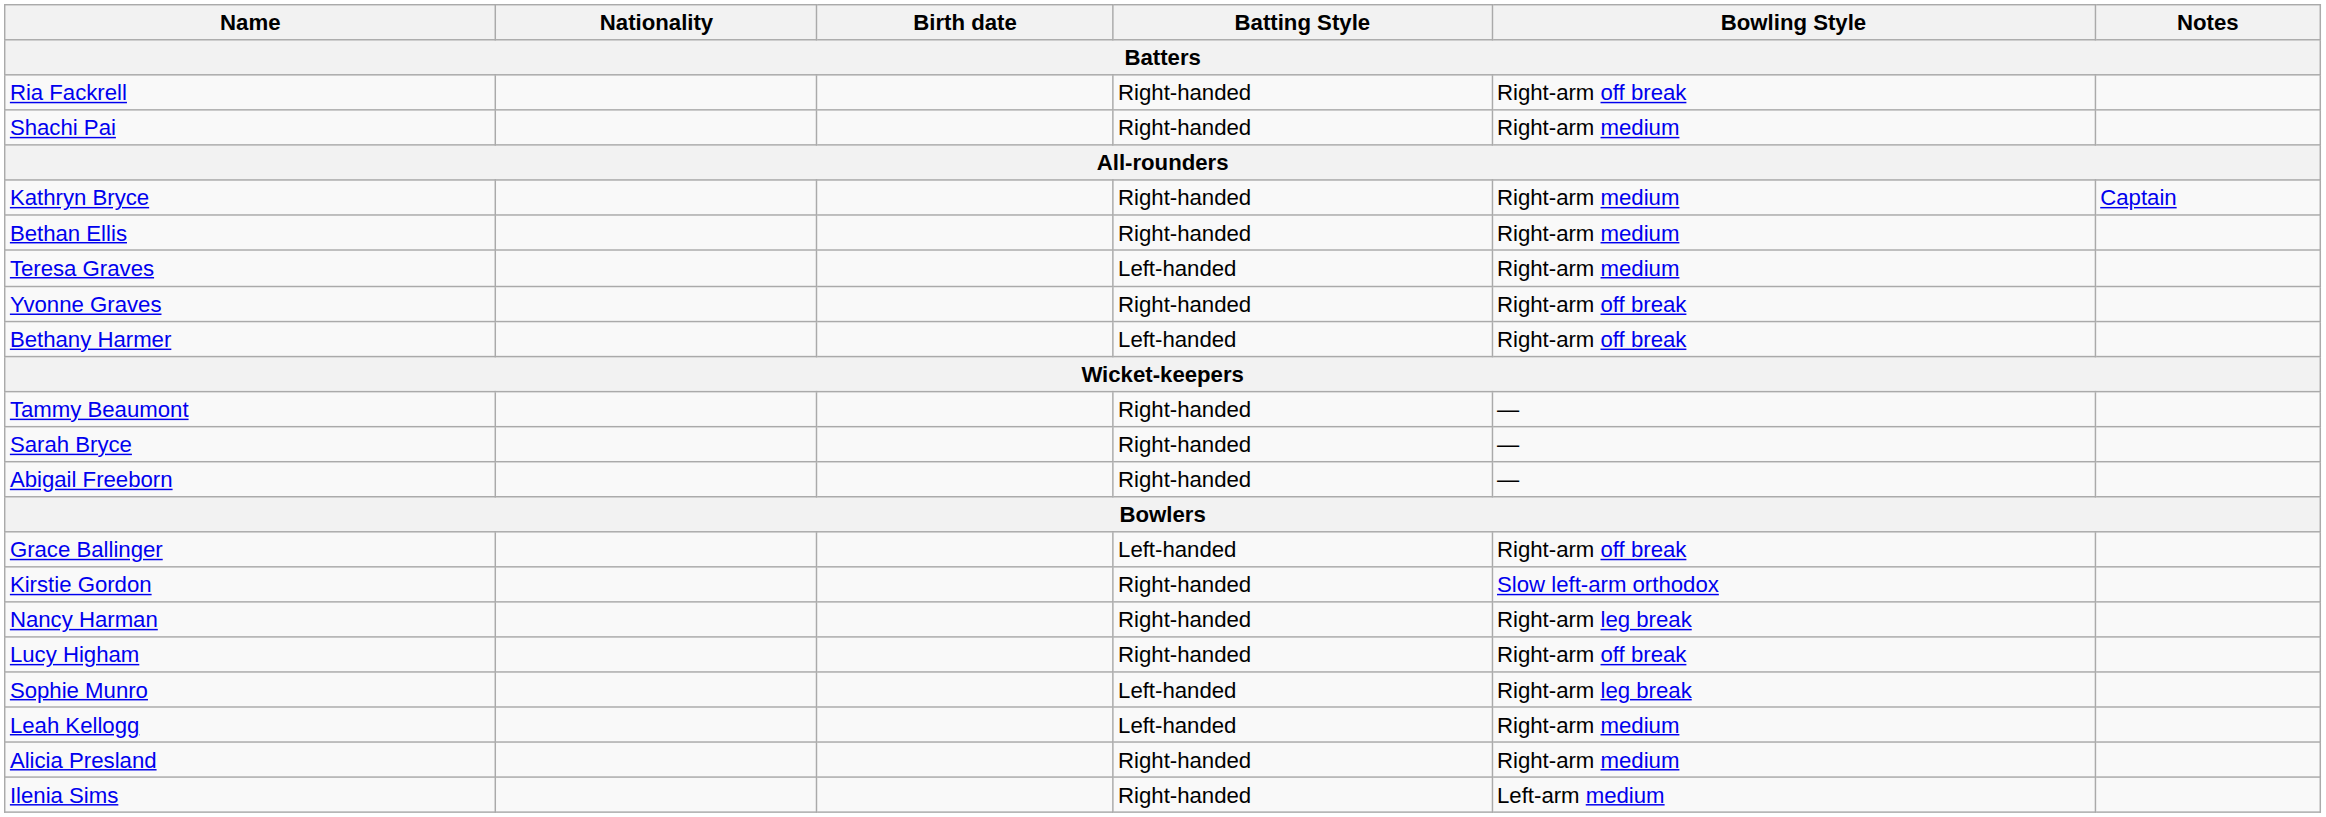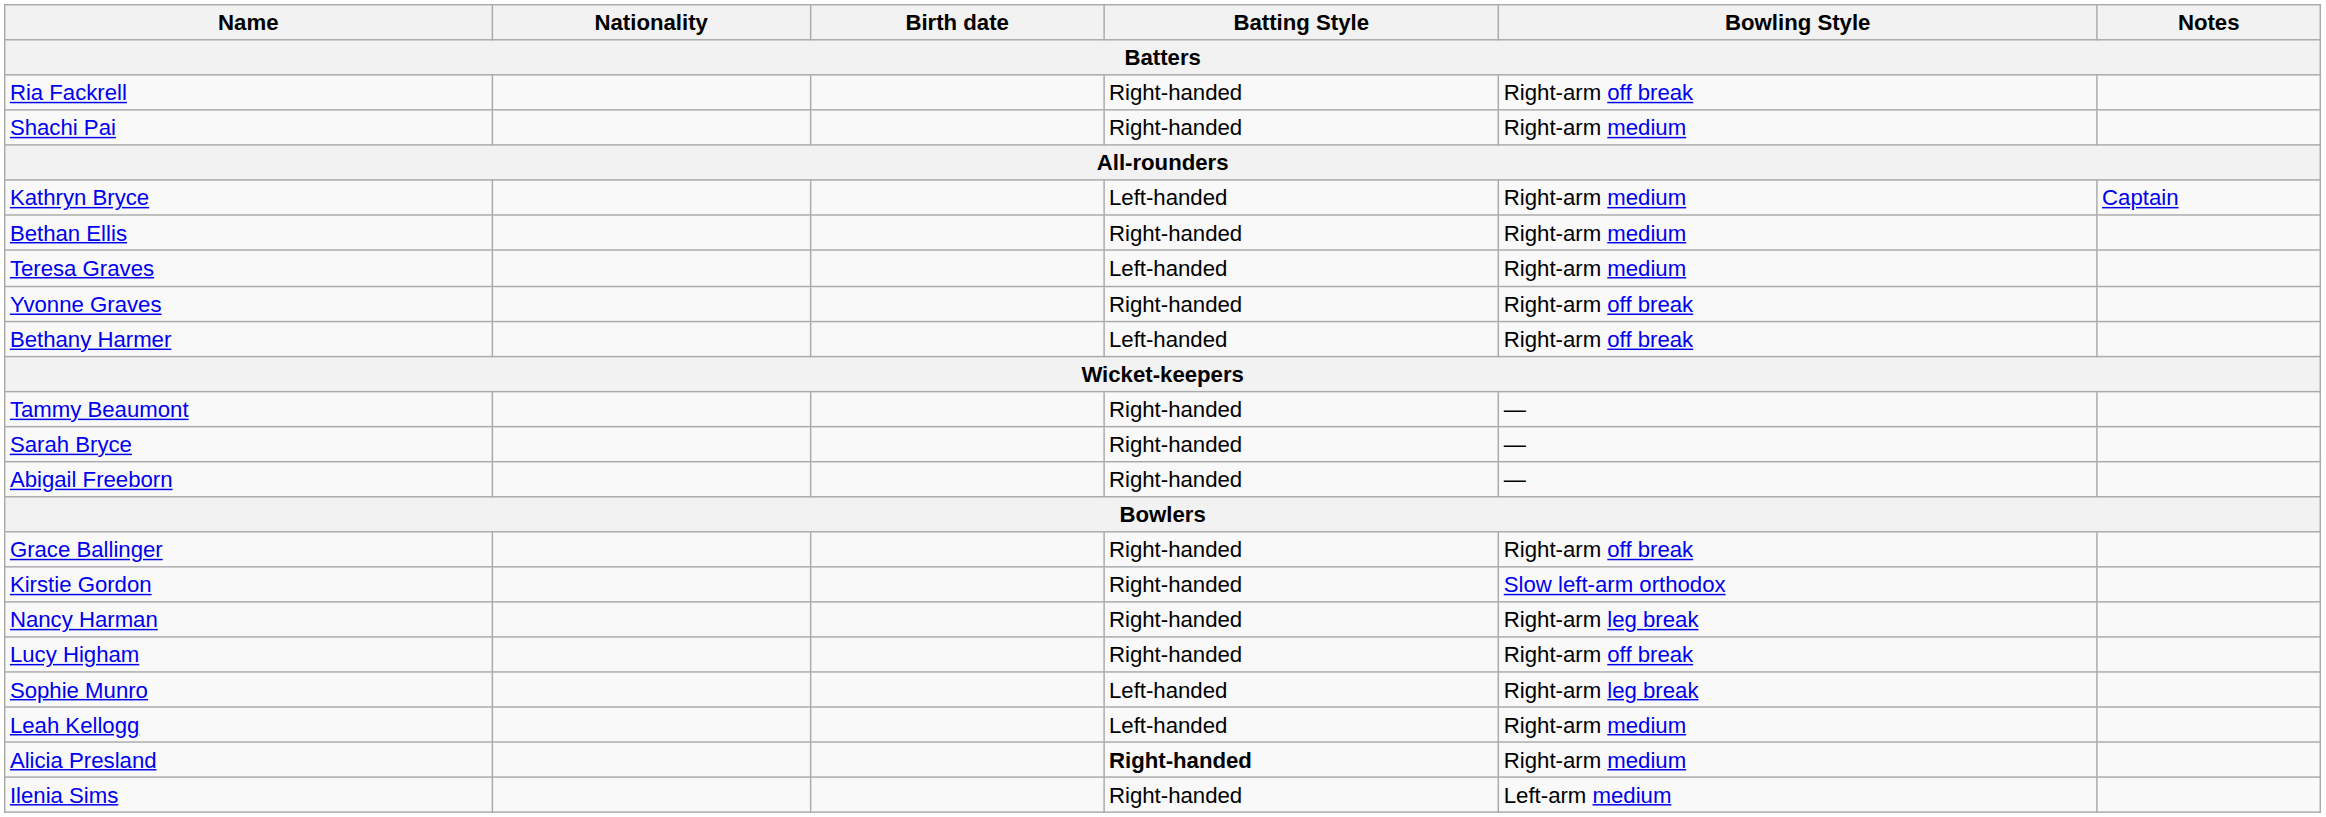(1185, 198) Right-handed -> (1168, 198) Left-handed
(1177, 549) Left-handed -> (1176, 549) Right-handed
(1185, 760) normal -> (1180, 760) bold
